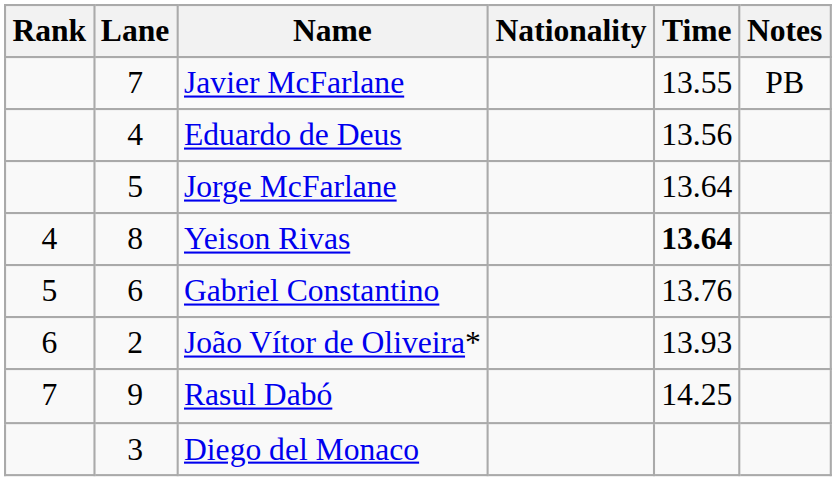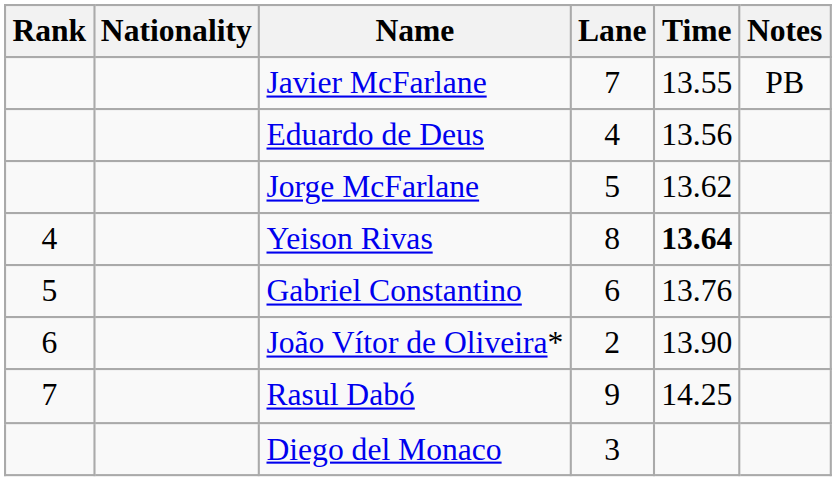columns swapped: (135, 30) <-> (571, 30)
(697, 187) 13.64 -> (697, 187) 13.62
(697, 343) 13.93 -> (697, 343) 13.90
